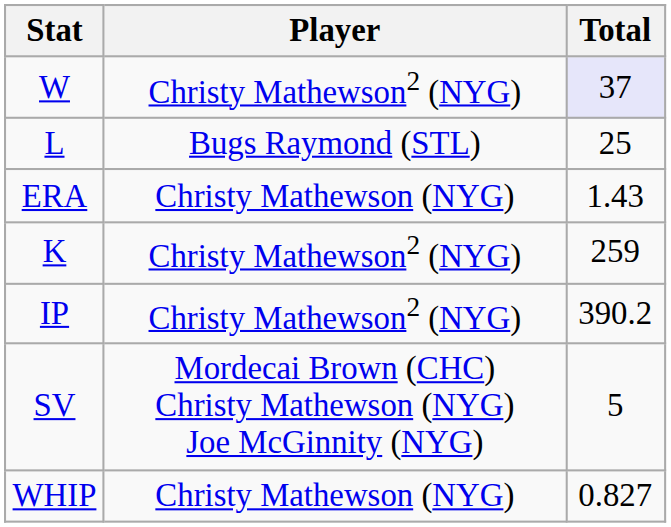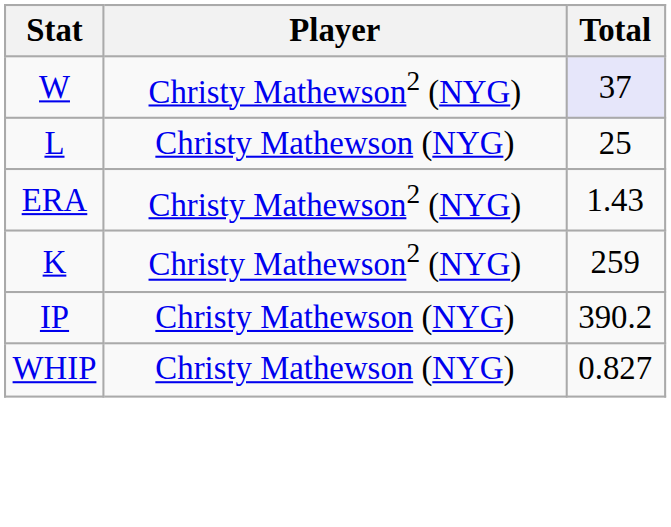(335, 143) Bugs Raymond (STL) -> (335, 143) Christy Mathewson (NYG)
(335, 195) Christy Mathewson (NYG) -> (335, 199) Christy Mathewson2 (NYG)
(335, 312) Christy Mathewson2 (NYG) -> (335, 317) Christy Mathewson (NYG)
- row: (54, 406)
